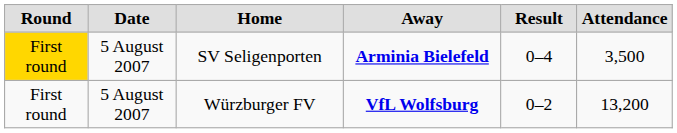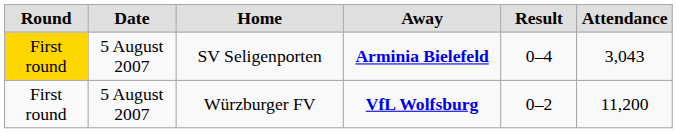(625, 56) 3,500 -> (625, 56) 3,043
(625, 103) 13,200 -> (625, 103) 11,200
